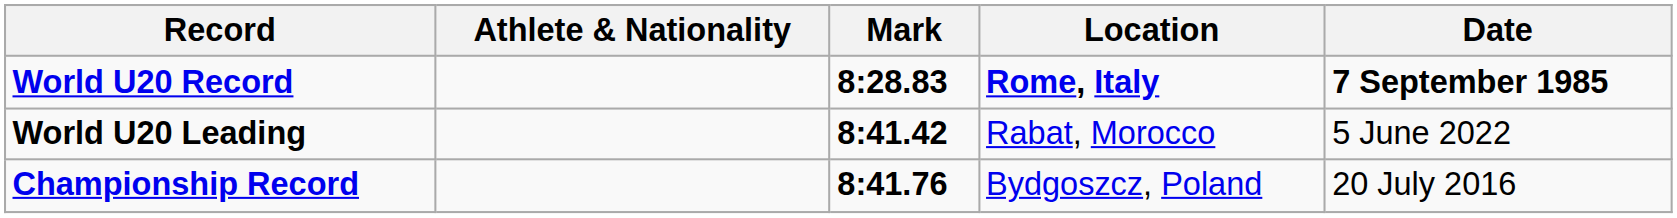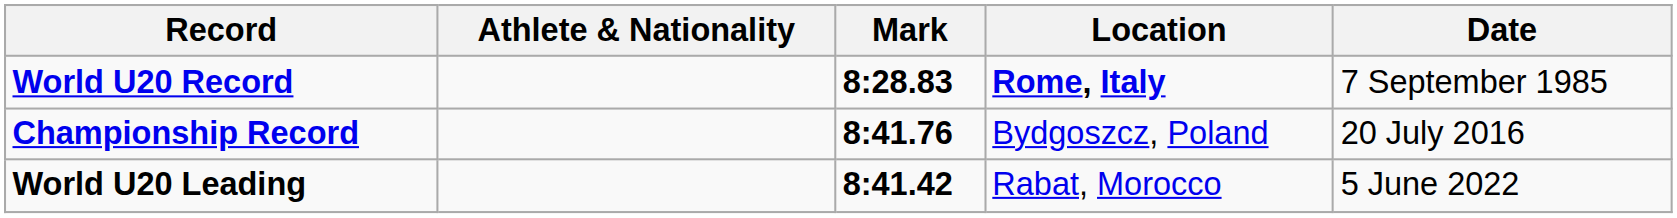(1470, 81) bold -> (1474, 81) normal
rows swapped: (186, 184) <-> (159, 133)
